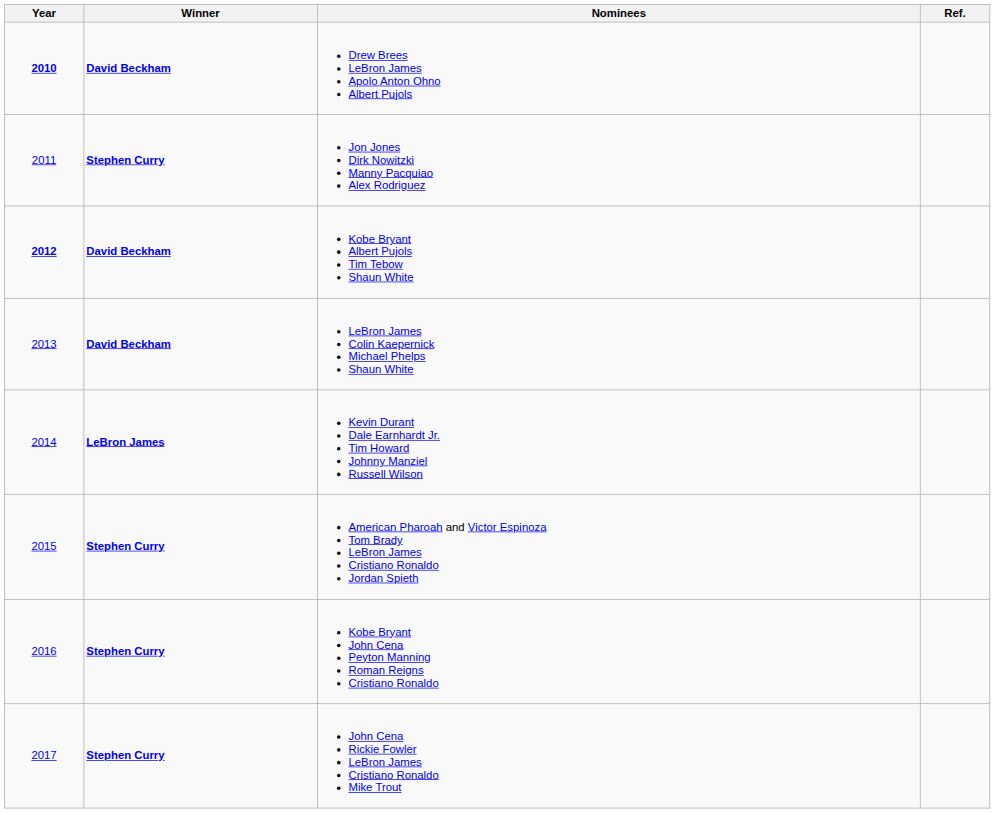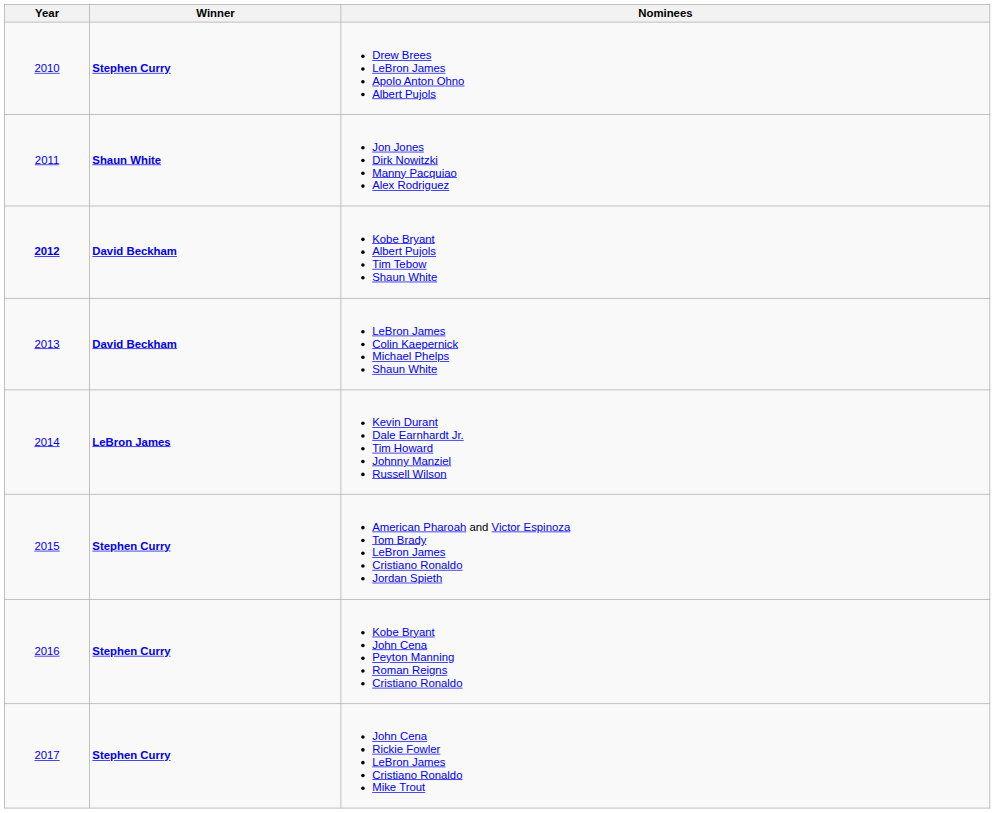- column: (955, 13)
(44, 68) bold -> (47, 68) normal
(129, 68) David Beckham -> (131, 68) Stephen Curry
(125, 160) Stephen Curry -> (127, 160) Shaun White
